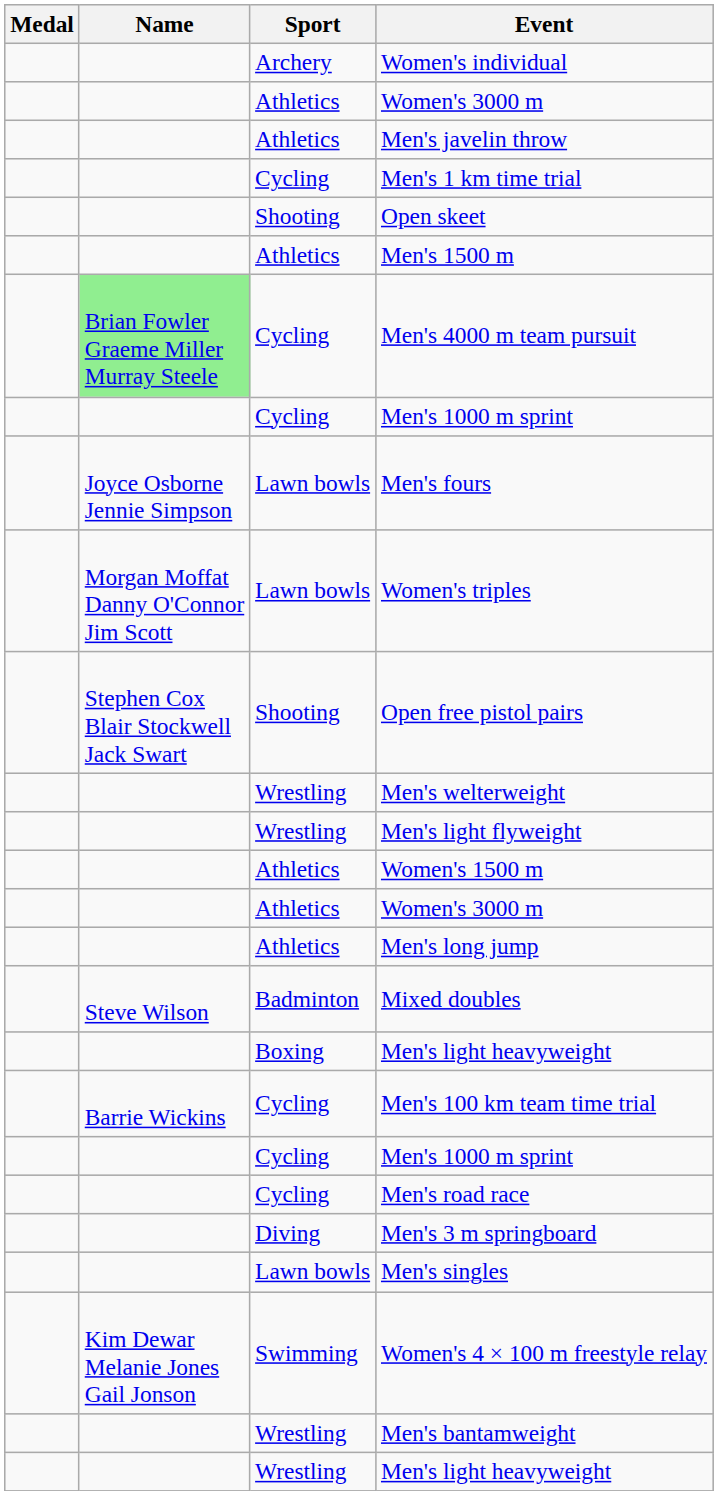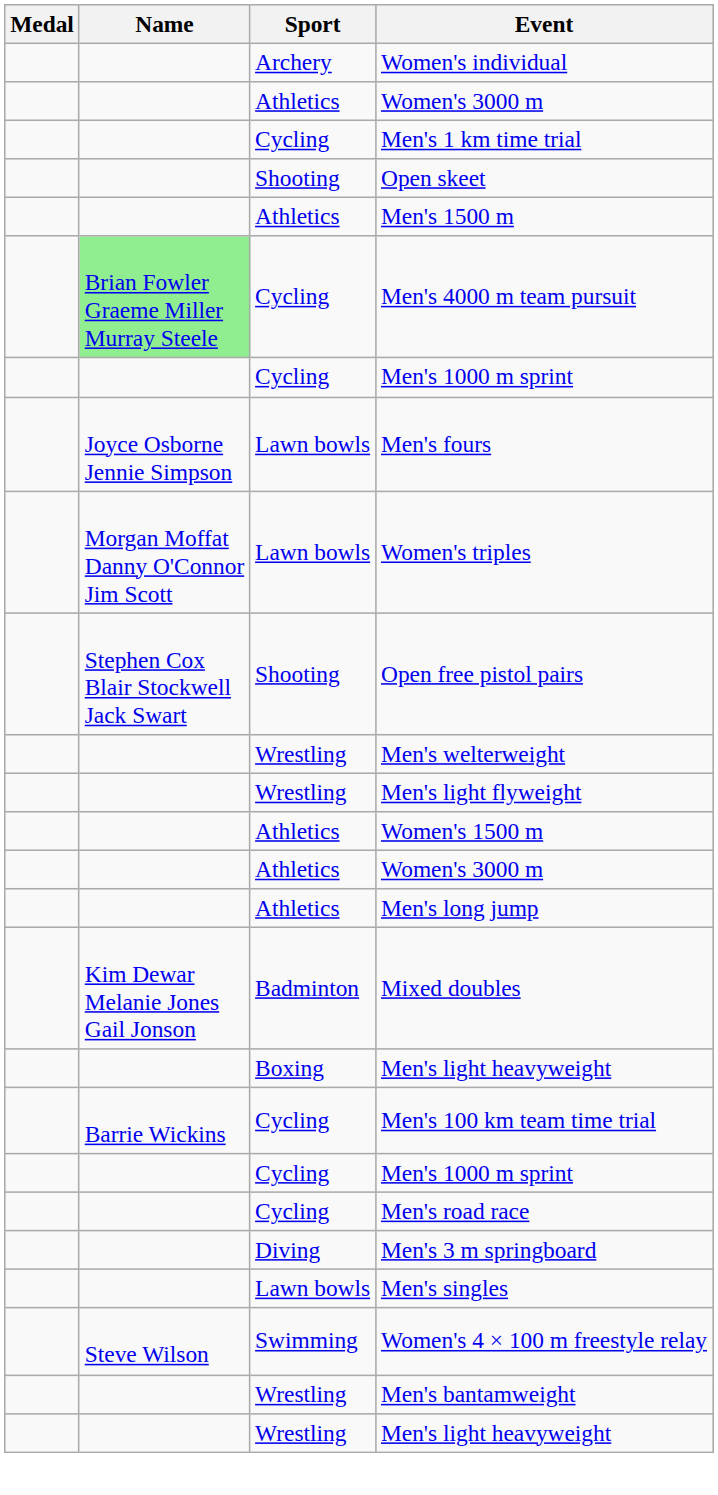- row: (297, 139)
(147, 1012) Steve Wilson -> (152, 1001) Kim Dewar Melanie Jones Gail Jonson
(152, 1366) Kim Dewar Melanie Jones Gail Jonson -> (147, 1355) Steve Wilson
